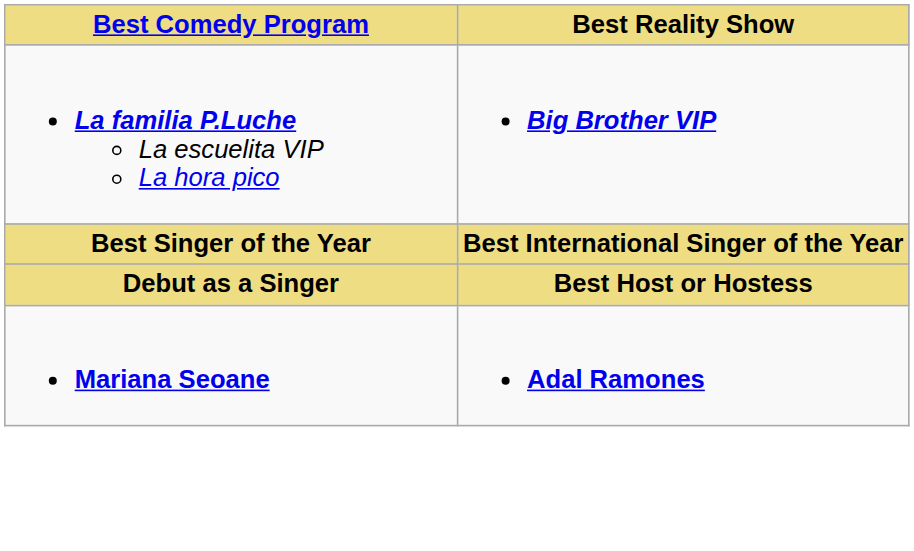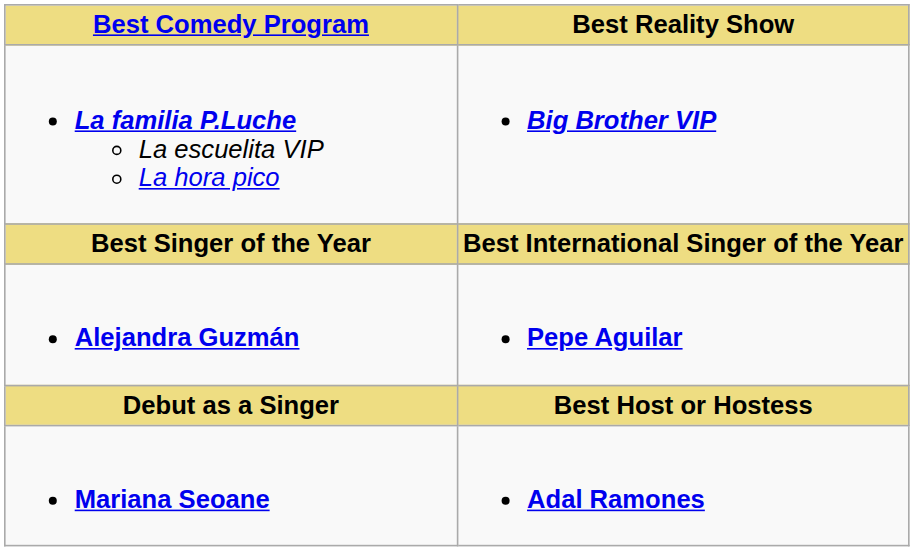+ row: (231, 339)
